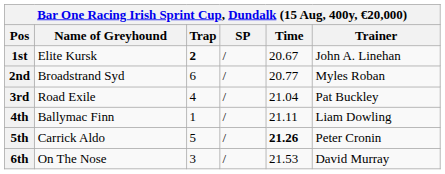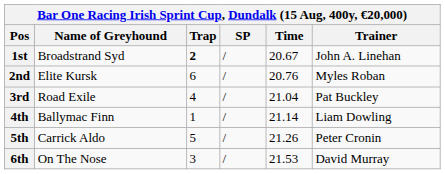(67, 55) Elite Kursk -> (81, 55) Broadstrand Syd
(81, 76) Broadstrand Syd -> (67, 76) Elite Kursk
(284, 76) 20.77 -> (284, 76) 20.76
(283, 117) 21.11 -> (284, 117) 21.14
(284, 138) bold -> (284, 138) normal
